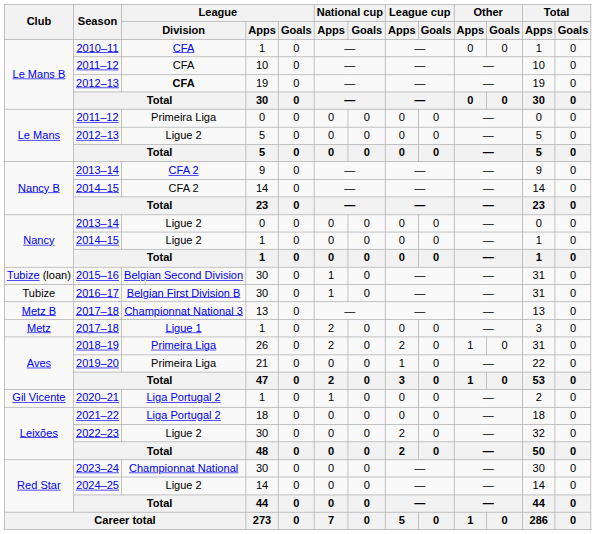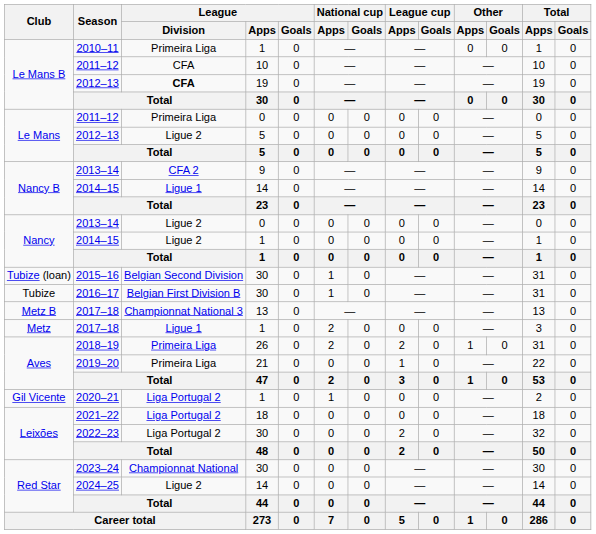(184, 48) CFA -> (184, 48) Primeira Liga
(184, 188) CFA 2 -> (184, 188) Ligue 1
(184, 433) Ligue 2 -> (184, 433) Liga Portugal 2
